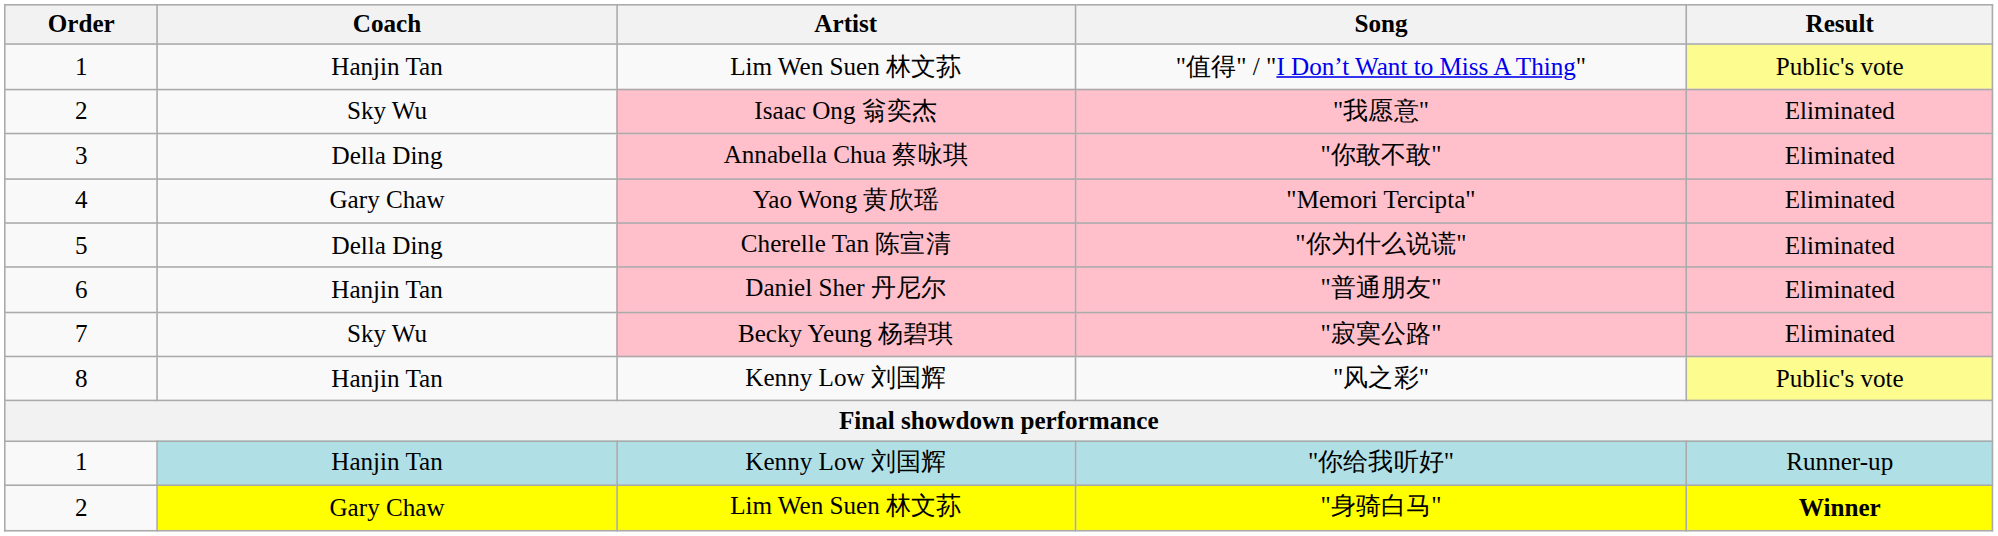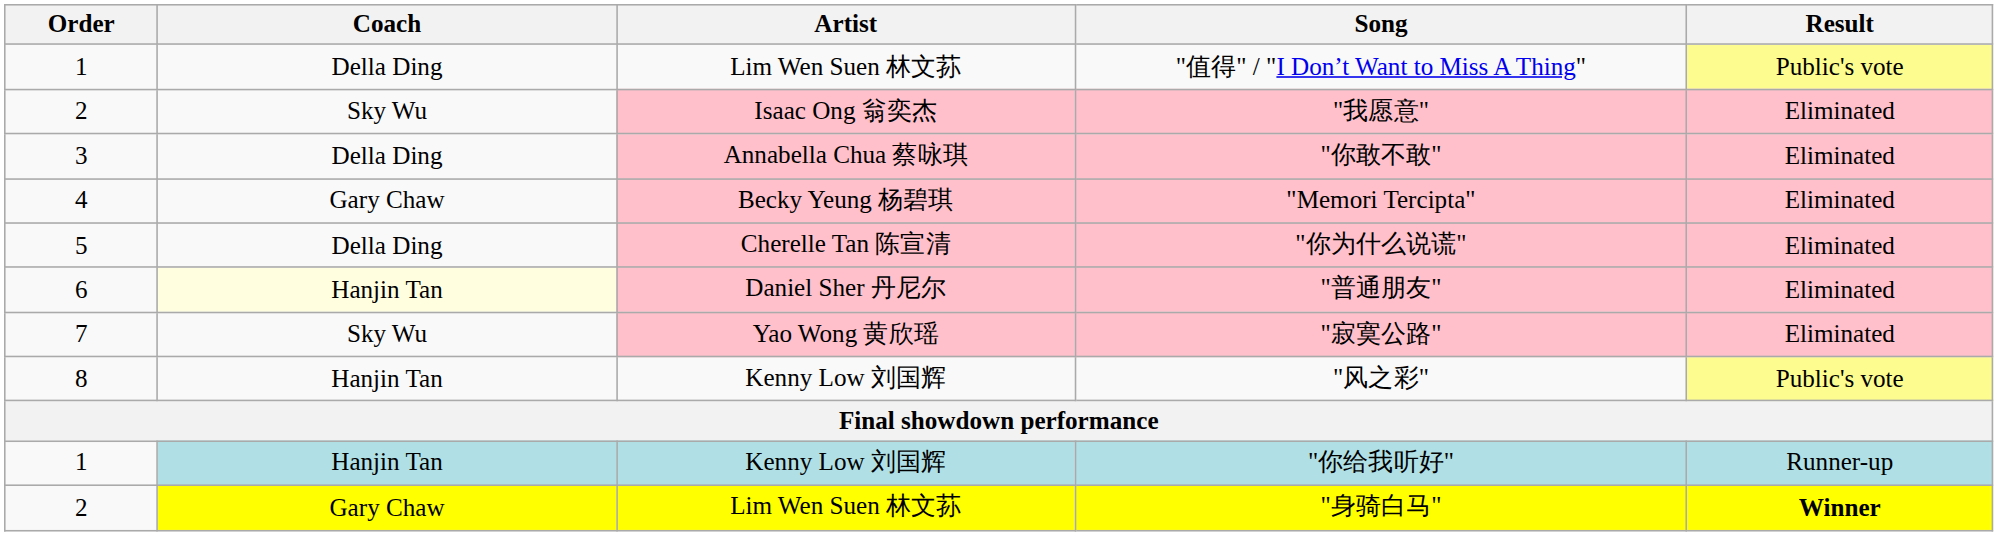(387, 66) Hanjin Tan -> (387, 66) Della Ding
(846, 199) Yao Wong 黄欣瑶 -> (846, 199) Becky Yeung 杨碧琪
(387, 289) no background -> (387, 289) lightyellow background
(846, 333) Becky Yeung 杨碧琪 -> (846, 333) Yao Wong 黄欣瑶
